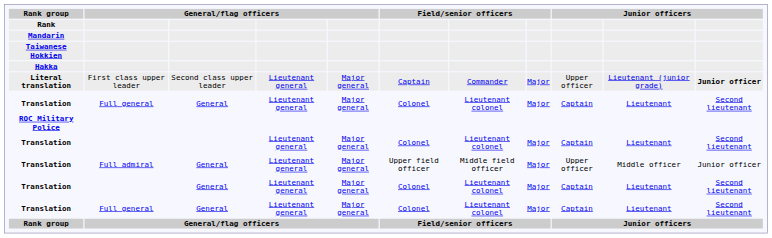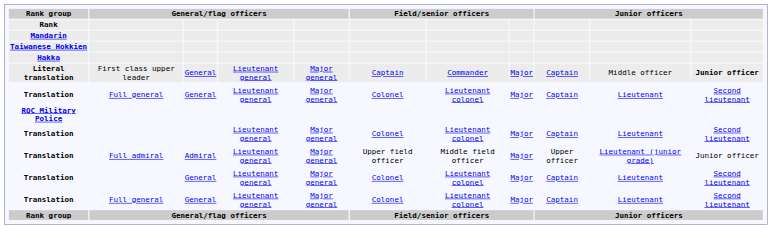(212, 81) Second class upper leader -> (201, 73) General
(577, 81) Upper officer -> (562, 73) Captain
(649, 81) Lieutenant (junior grade) -> (640, 73) Middle officer
(212, 164) General -> (201, 156) Admiral
(649, 164) Middle officer -> (640, 156) Lieutenant (junior grade)
